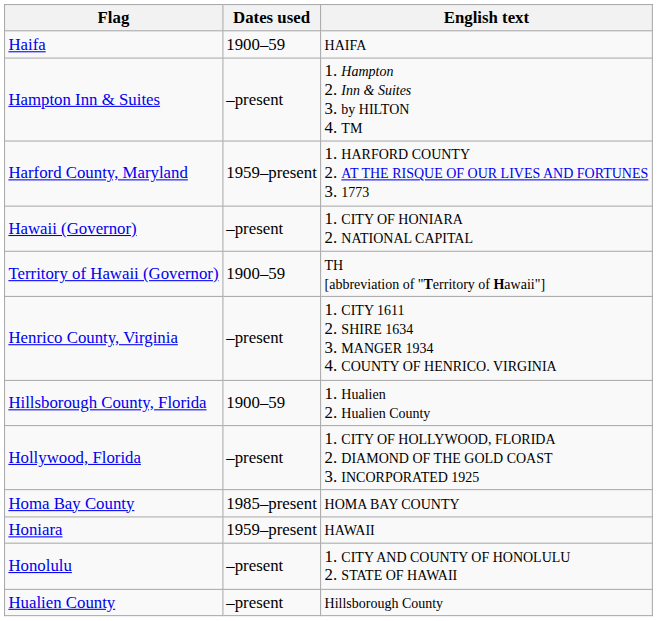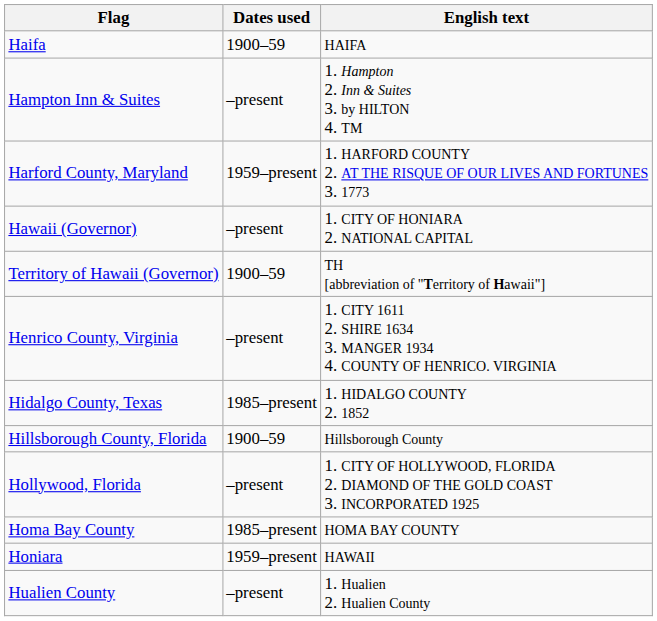+ row: (85, 402)
(377, 402) 1. Hualien 2. Hualien County -> (384, 439) Hillsborough County
- row: (40, 566)
(384, 603) Hillsborough County -> (377, 592) 1. Hualien 2. Hualien County
